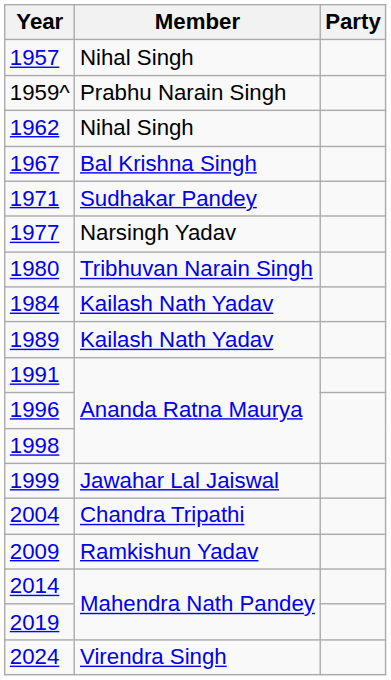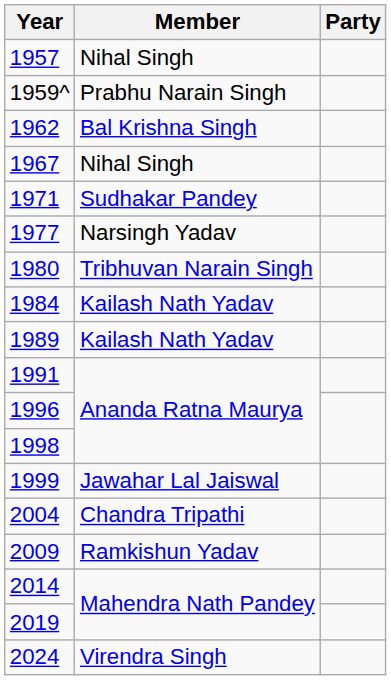(137, 127) Nihal Singh -> (168, 127) Bal Krishna Singh
(168, 163) Bal Krishna Singh -> (137, 163) Nihal Singh
